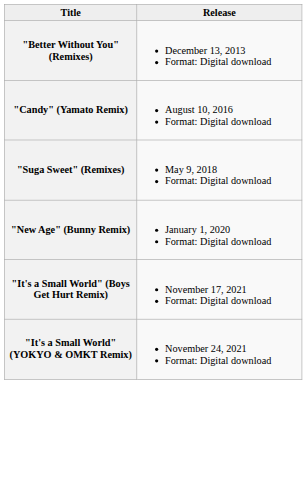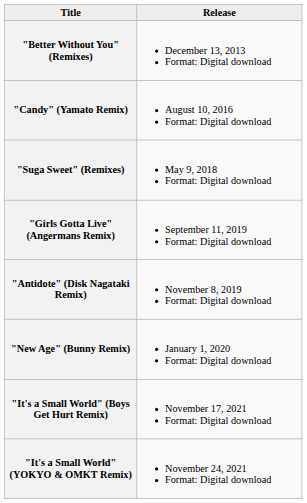+ row: (71, 229)
+ row: (71, 289)
